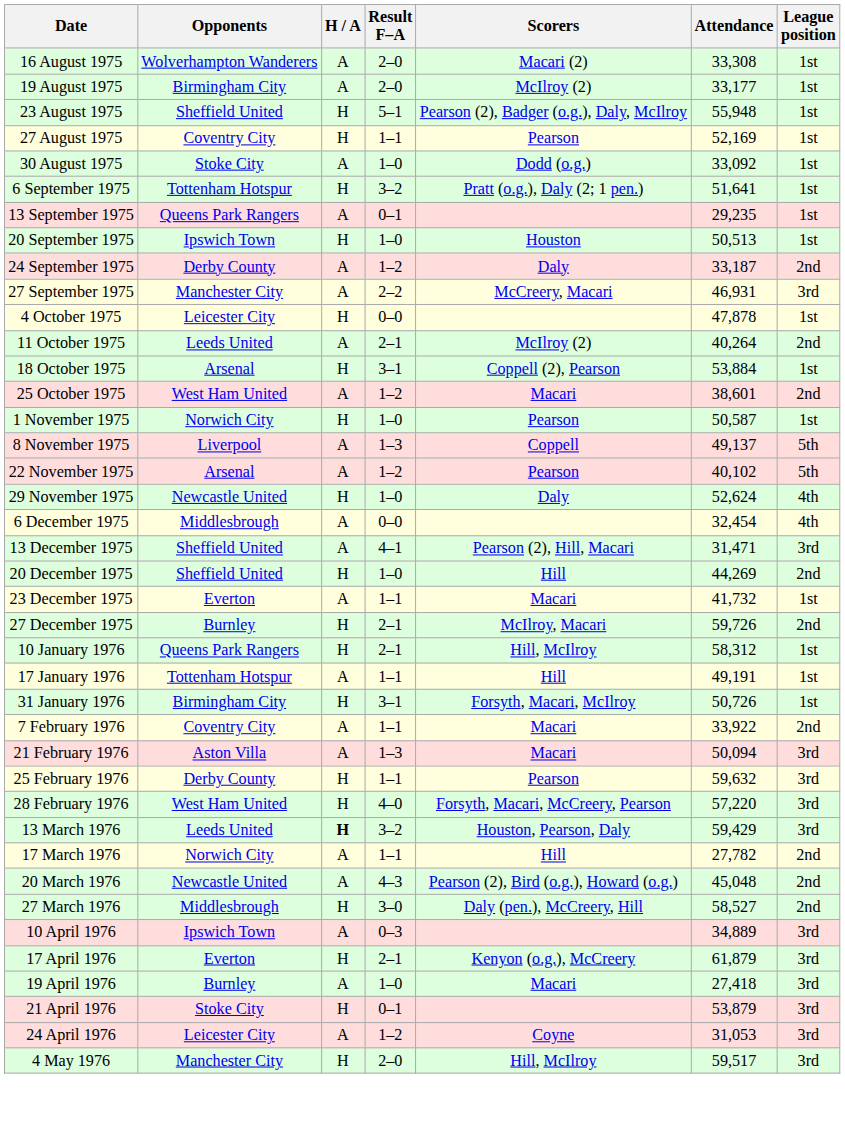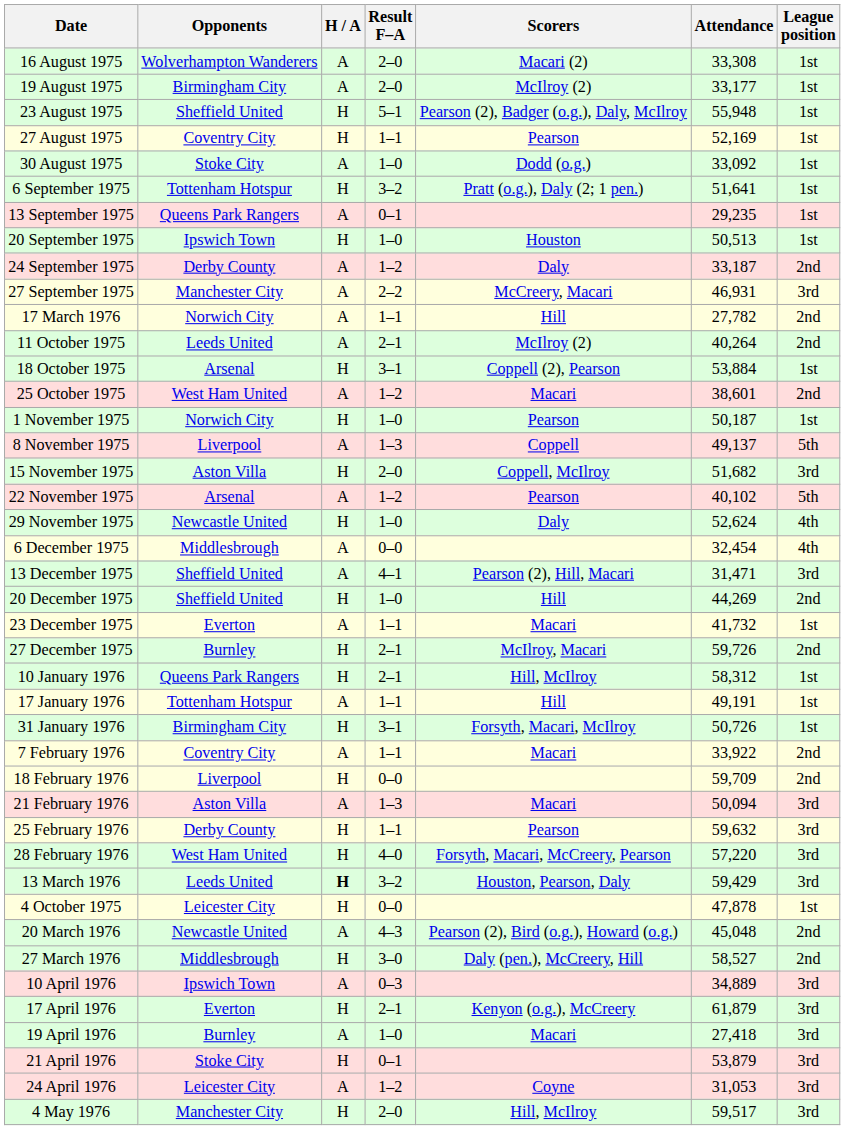rows swapped: (71, 317) <-> (71, 855)
(734, 419) 50,587 -> (734, 419) 50,187
+ row: (71, 471)
+ row: (71, 778)
